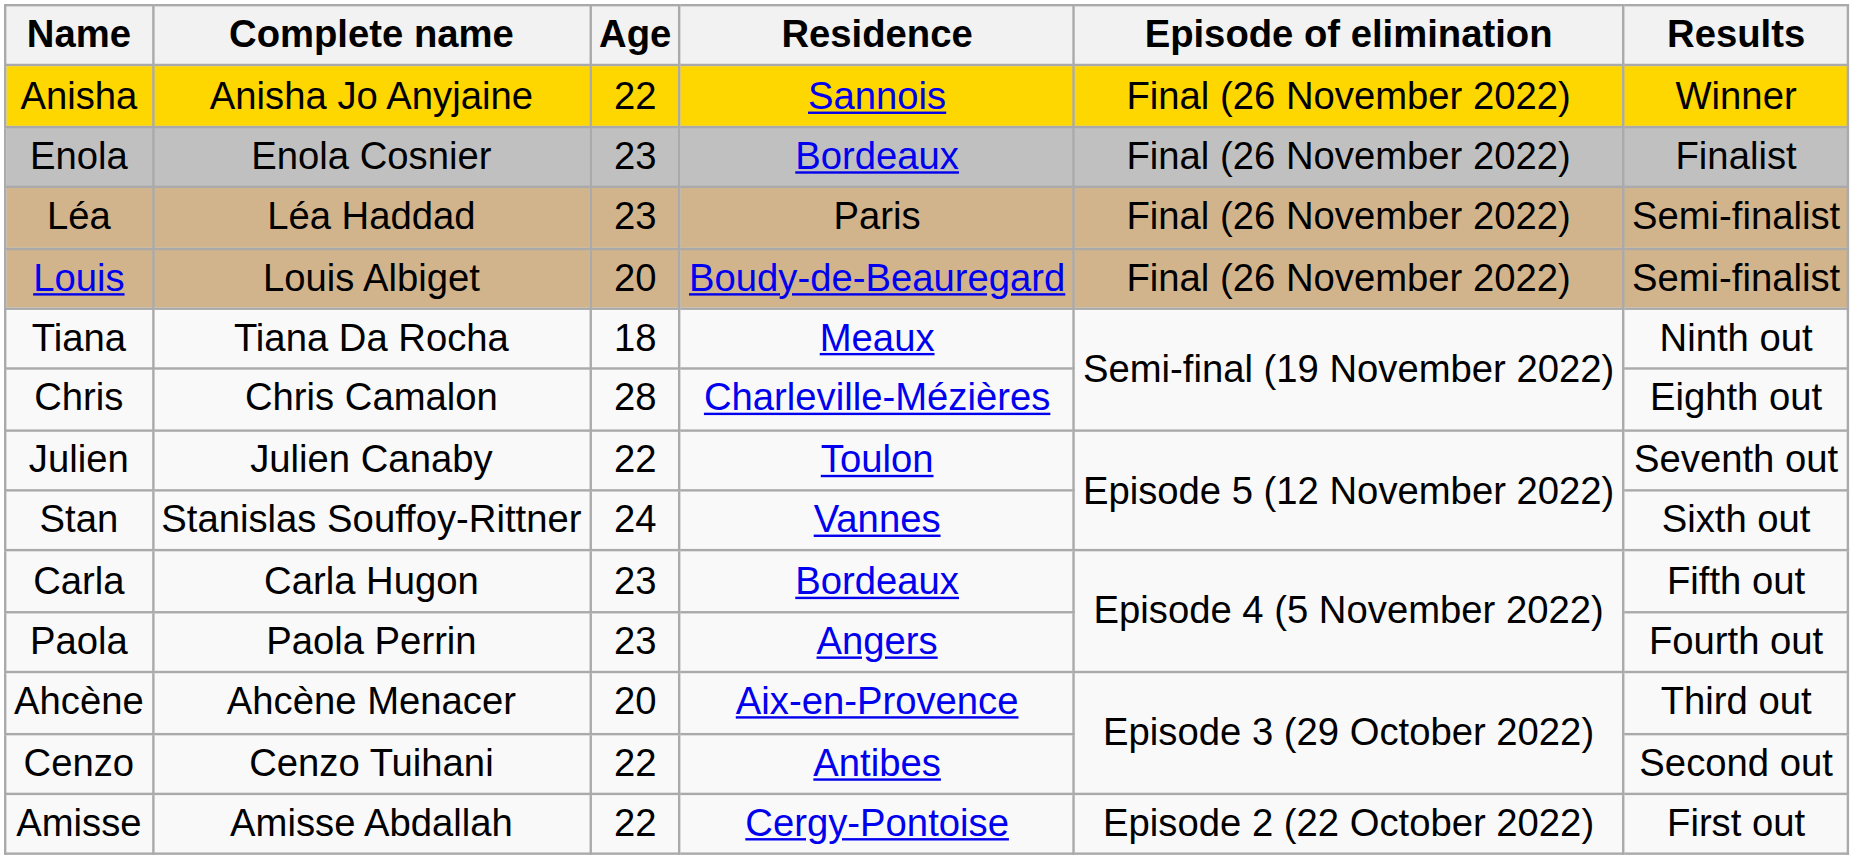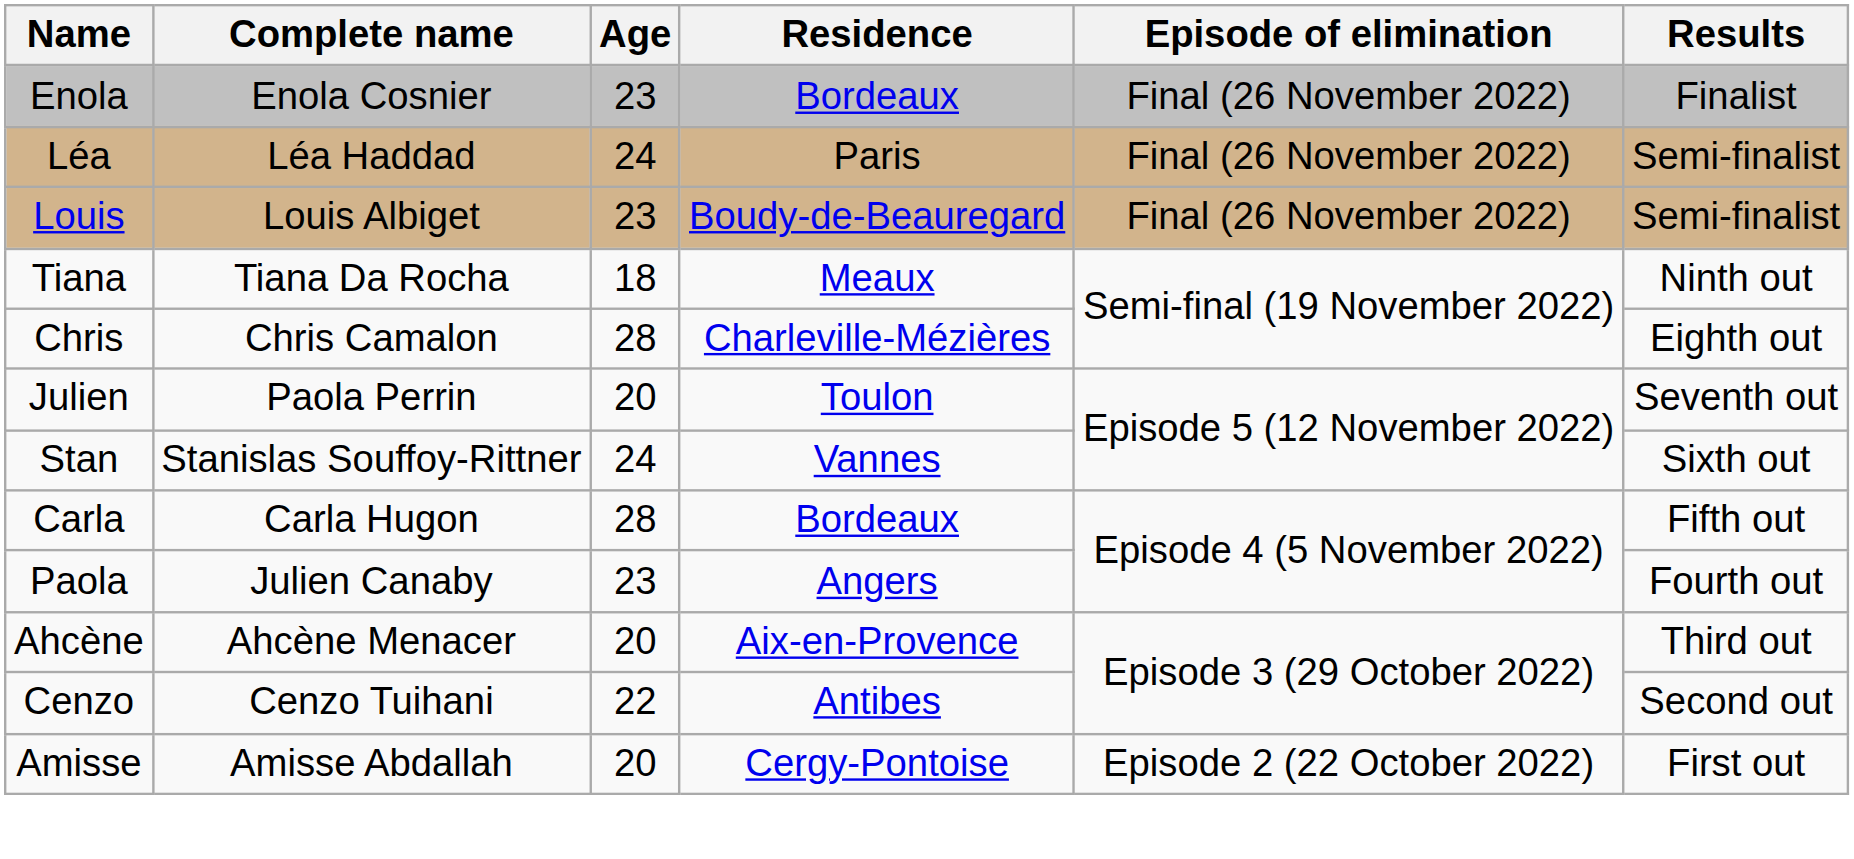- row: (79, 95)
(635, 216) 23 -> (635, 156) 24
(635, 277) 20 -> (635, 216) 23
(371, 459) Julien Canaby -> (371, 398) Paola Perrin
(635, 459) 22 -> (635, 398) 20
(635, 580) 23 -> (635, 519) 28
(371, 641) Paola Perrin -> (371, 580) Julien Canaby
(635, 823) 22 -> (635, 762) 20
